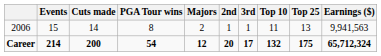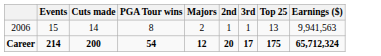- column: (274, 12)
